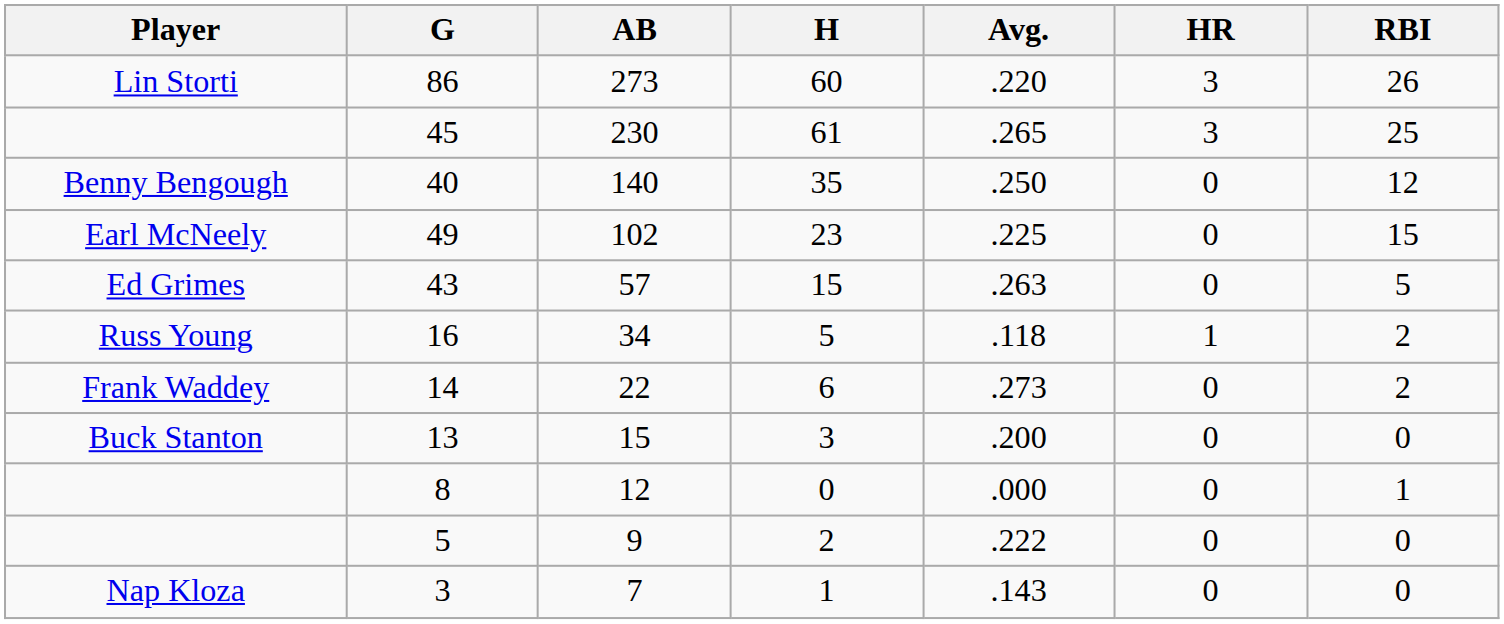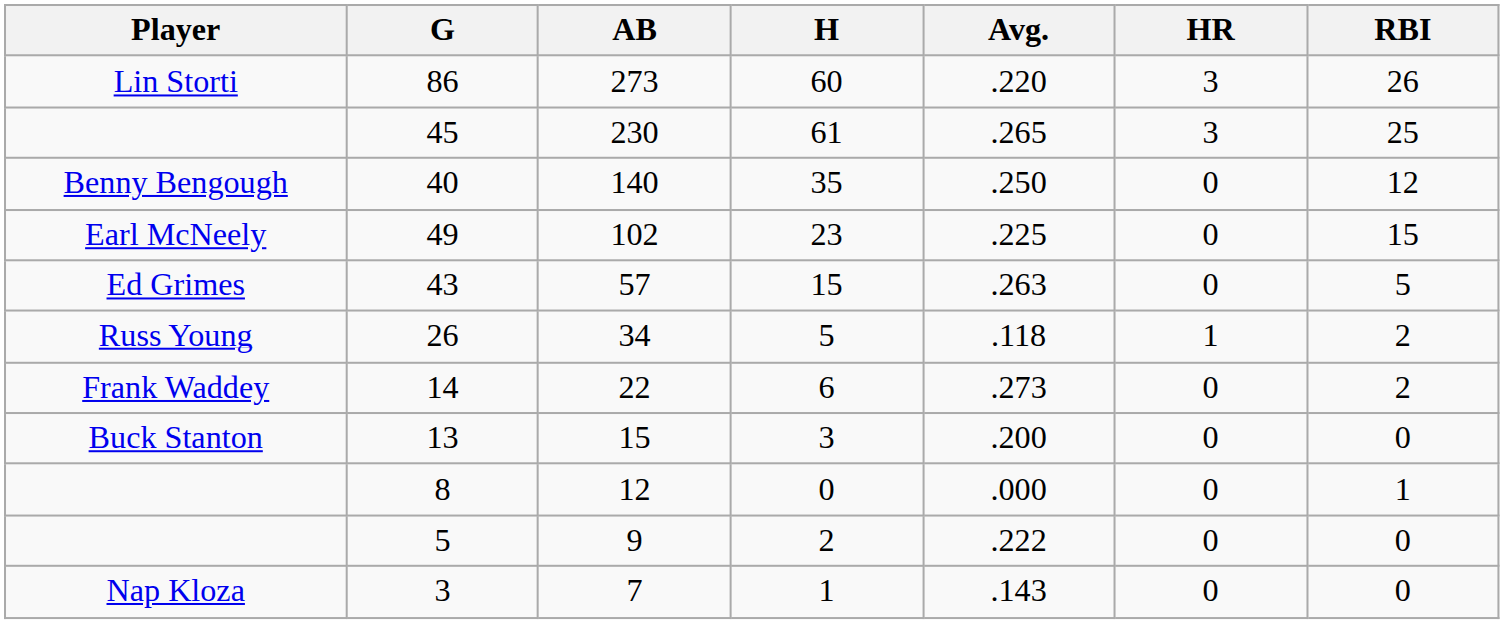(442, 336) 16 -> (442, 336) 26
